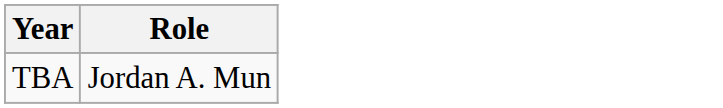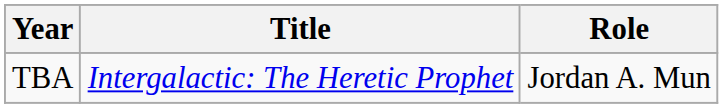+ column: (300, 28)
